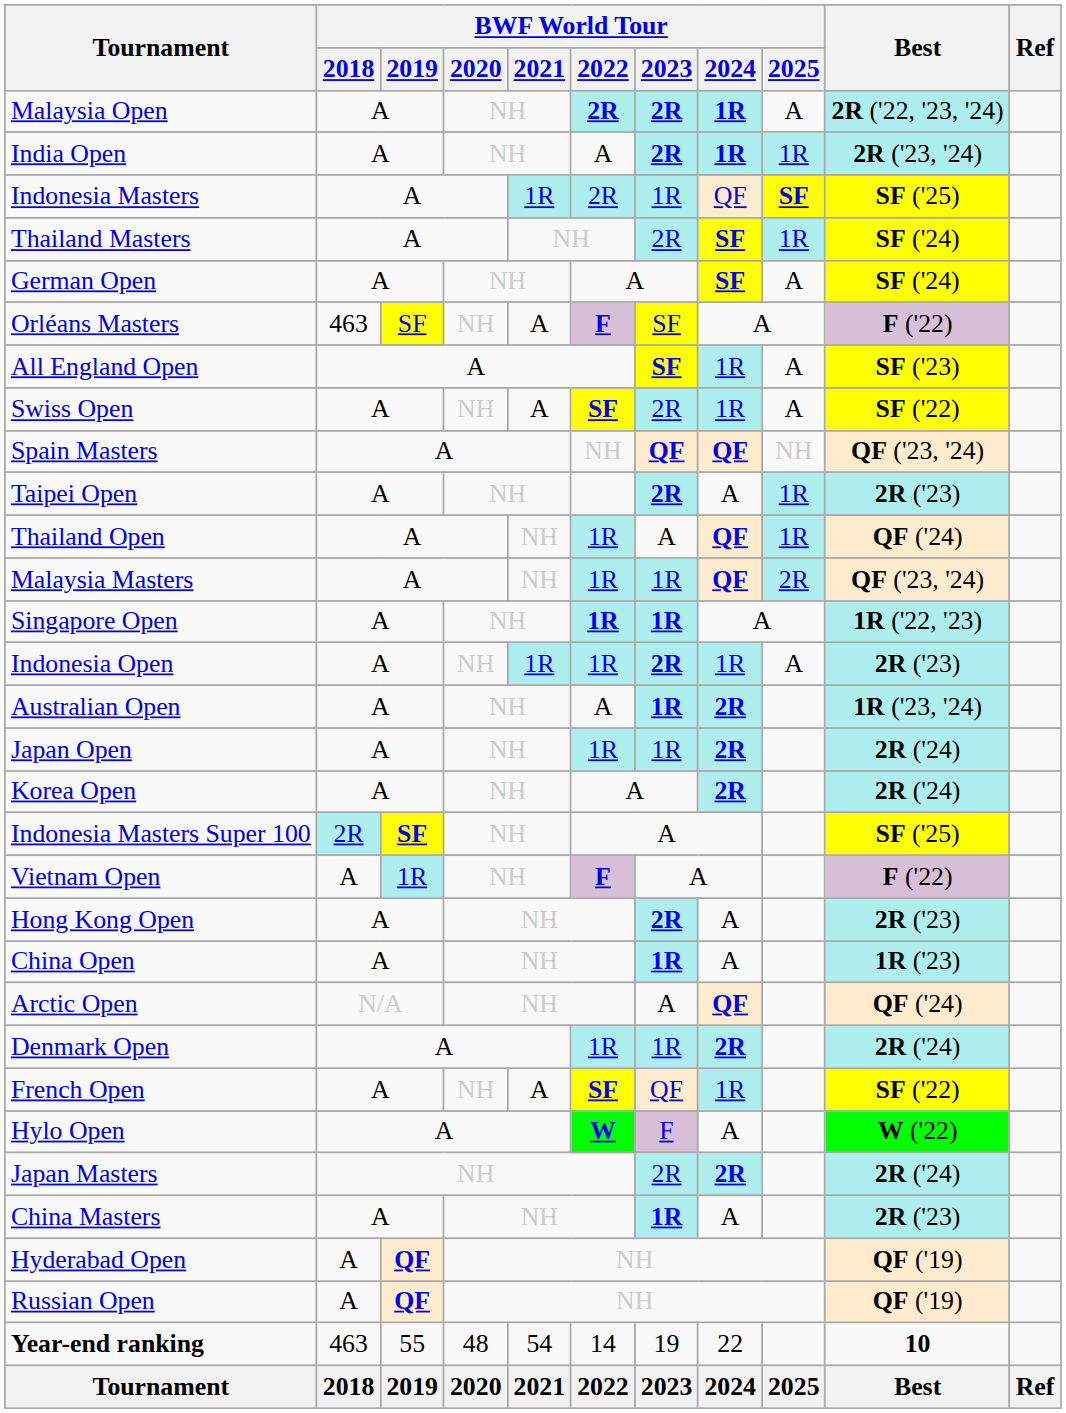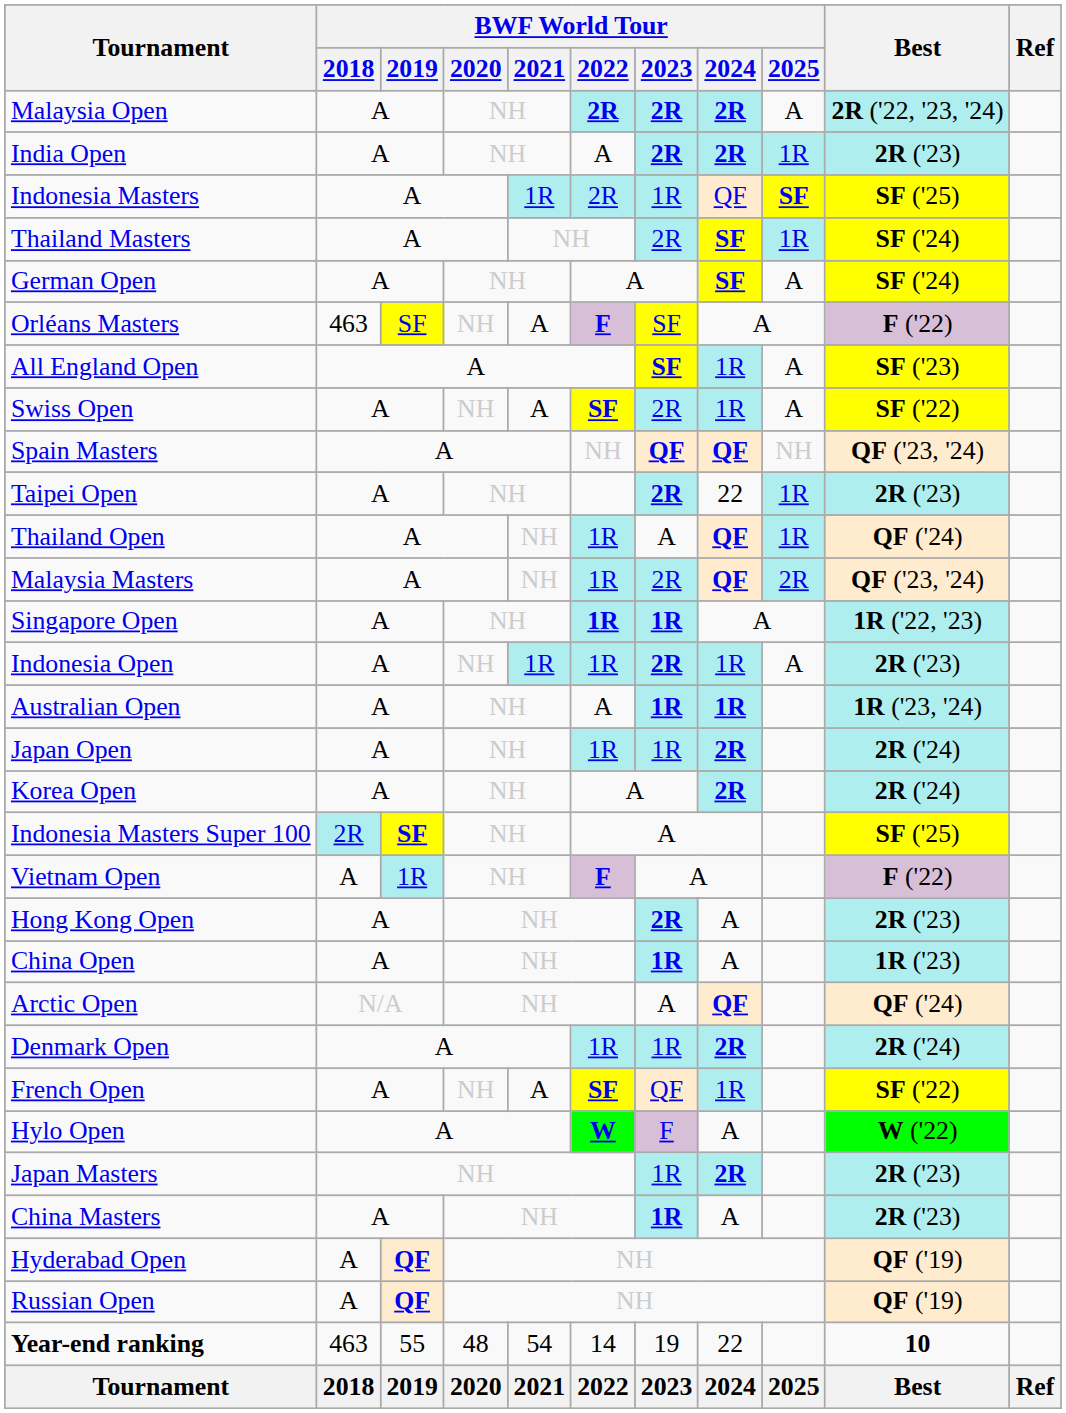(730, 111) 1R -> (730, 111) 2R
(730, 153) 1R -> (730, 153) 2R
(918, 153) 2R ('23, '24) -> (918, 153) 2R ('23)
(730, 493) A -> (730, 493) 22
(667, 578) 1R -> (667, 578) 2R
(730, 706) 2R -> (730, 706) 1R
(667, 1173) 2R -> (667, 1173) 1R
(918, 1173) 2R ('24) -> (918, 1173) 2R ('23)
